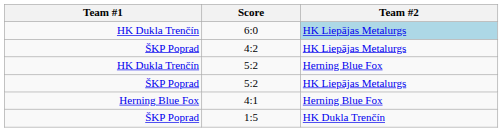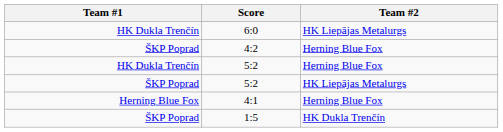(355, 30) lightblue background -> (355, 30) no background
(355, 48) HK Liepājas Metalurgs -> (343, 48) Herning Blue Fox
